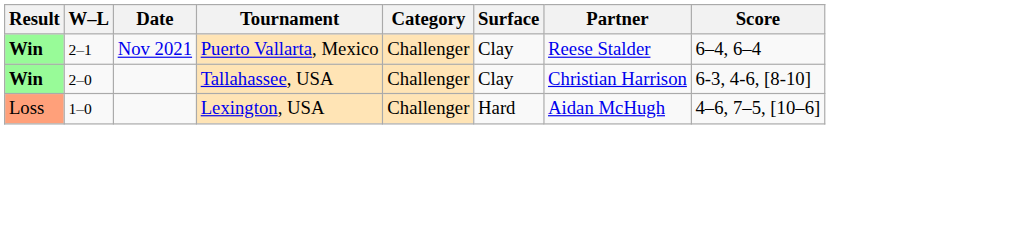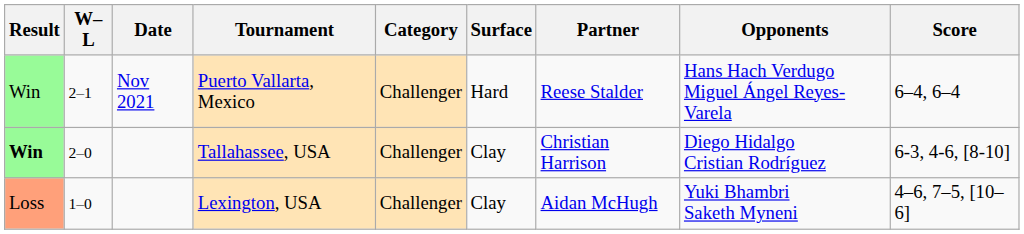+ column: (785, 29)
(26, 49) bold -> (25, 91) normal
(496, 49) Clay -> (489, 91) Hard
(497, 108) Hard -> (488, 203) Clay
